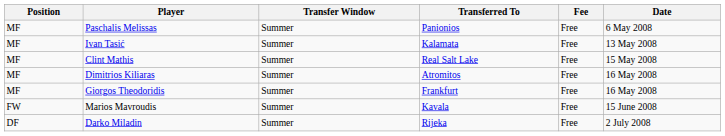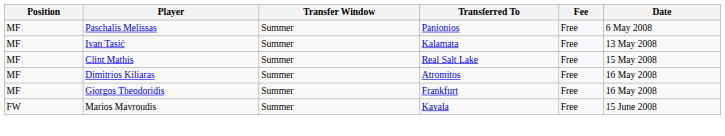- row: (114, 123)
